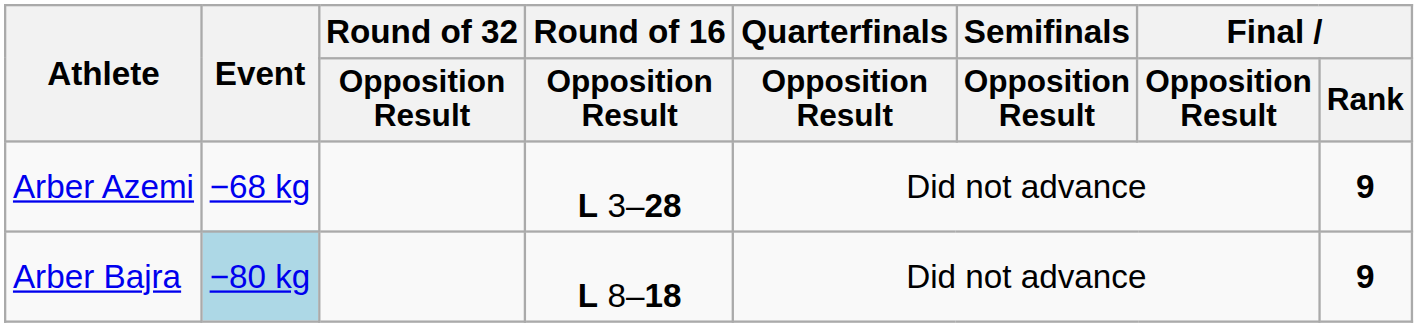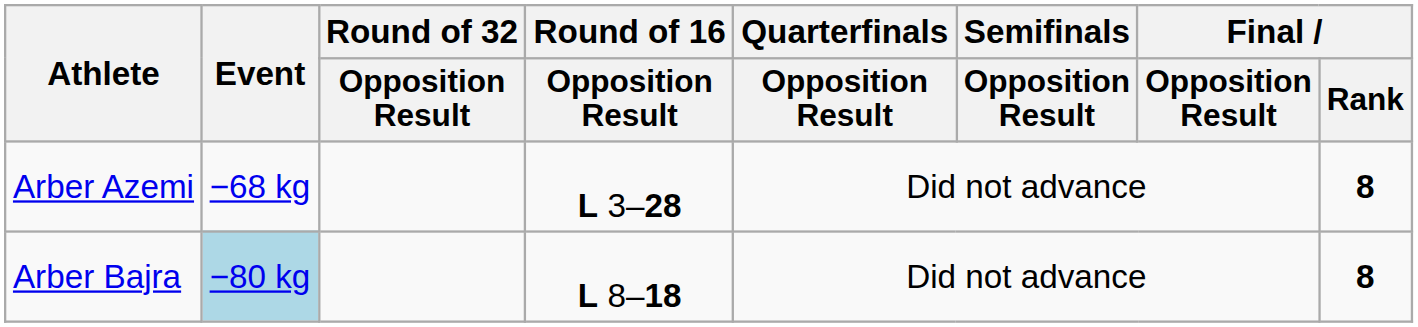(1365, 187) 9 -> (1365, 187) 8
(1365, 277) 9 -> (1365, 277) 8
